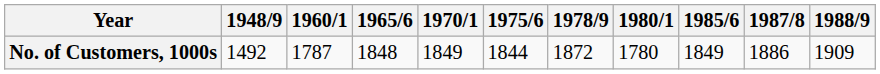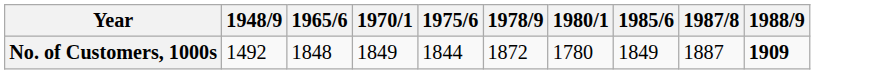- column: (320, 20)
(769, 52) 1886 -> (704, 52) 1887
(834, 52) normal -> (769, 52) bold
